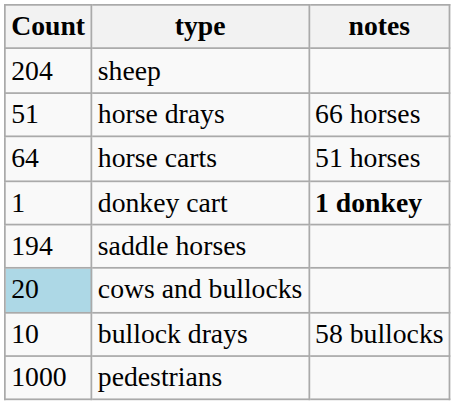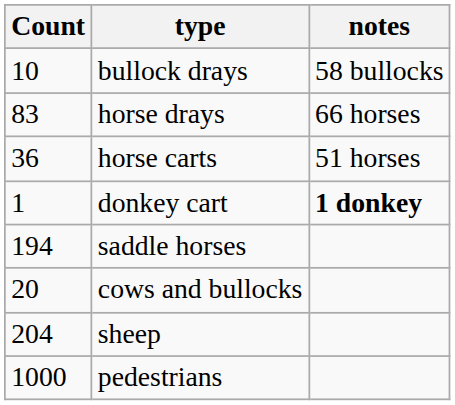rows swapped: (173, 333) <-> (129, 70)
(25, 114) 51 -> (25, 114) 83
(25, 158) 64 -> (25, 158) 36
(25, 289) lightblue background -> (25, 289) no background
